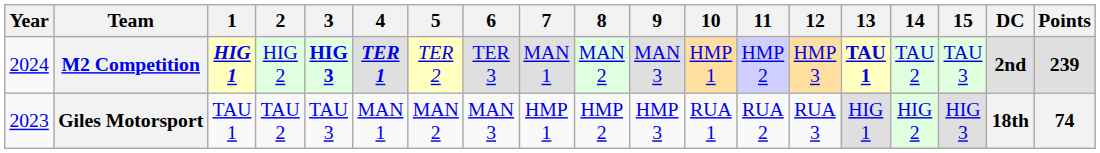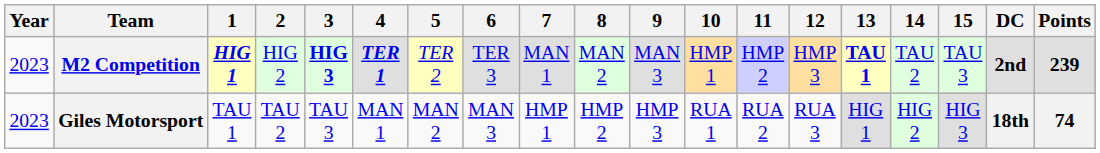(29, 64) 2024 -> (29, 64) 2023
